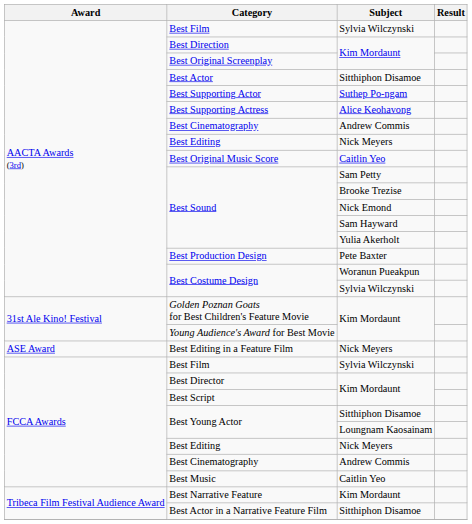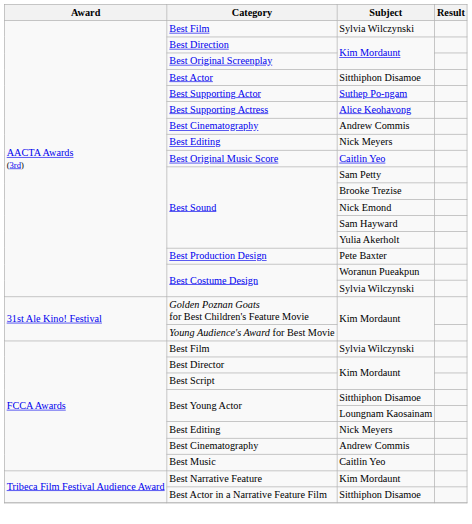- row: (231, 348)
